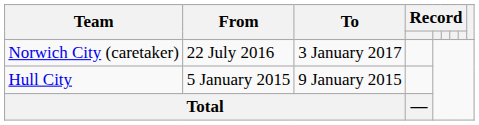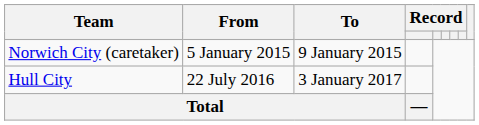(231, 52) 22 July 2016 -> (239, 52) 5 January 2015
(350, 52) 3 January 2017 -> (350, 52) 9 January 2015
(239, 79) 5 January 2015 -> (231, 79) 22 July 2016
(350, 79) 9 January 2015 -> (350, 79) 3 January 2017
